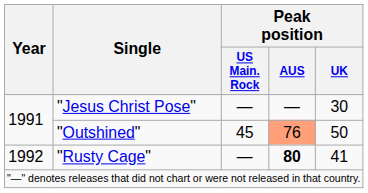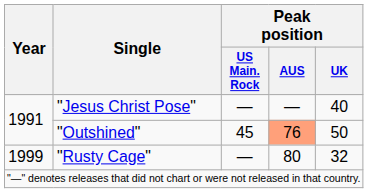(339, 107) 30 -> (339, 107) 40
(26, 157) 1992 -> (26, 157) 1999
(292, 157) bold -> (292, 157) normal
(339, 157) 41 -> (339, 157) 32
